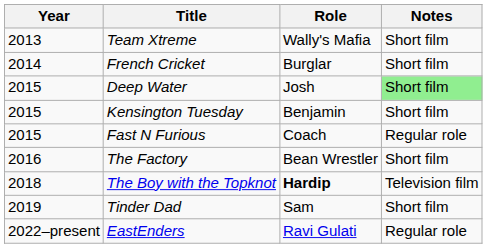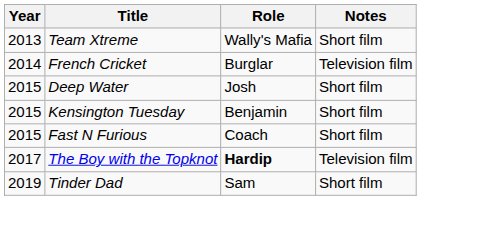(417, 64) Short film -> (366, 64) Television film
(417, 87) lightgreen background -> (351, 87) no background
(426, 135) Regular role -> (351, 135) Short film
- row: (147, 159)
(25, 183) 2018 -> (25, 159) 2017
- row: (146, 231)
